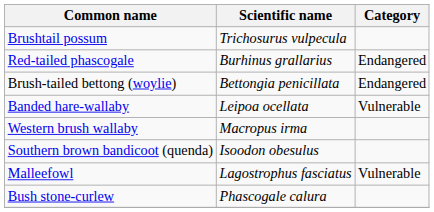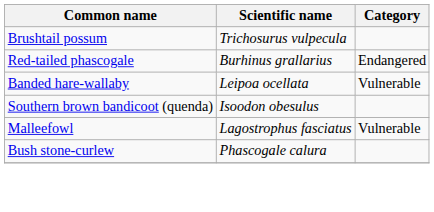- row: (92, 83)
- row: (73, 128)
